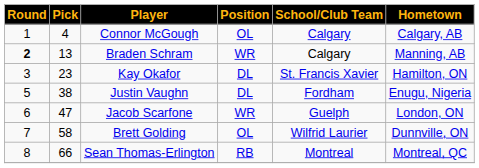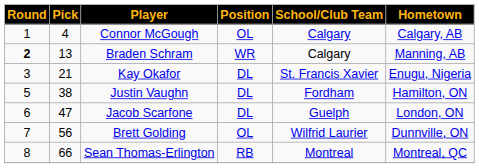(65, 74) 23 -> (65, 74) 21
(430, 74) Hamilton, ON -> (430, 74) Enugu, Nigeria
(430, 93) Enugu, Nigeria -> (430, 93) Hamilton, ON
(245, 113) WR -> (245, 113) DL
(65, 133) 58 -> (65, 133) 56
